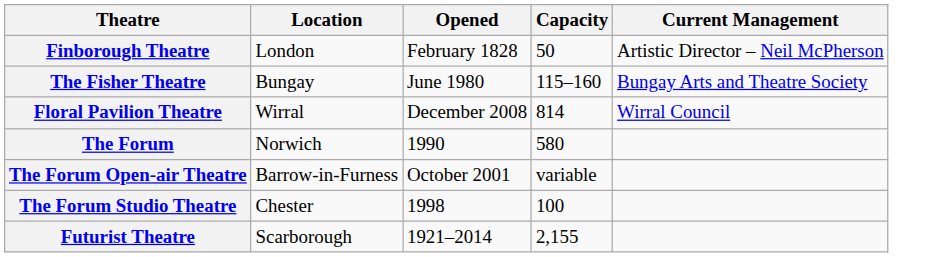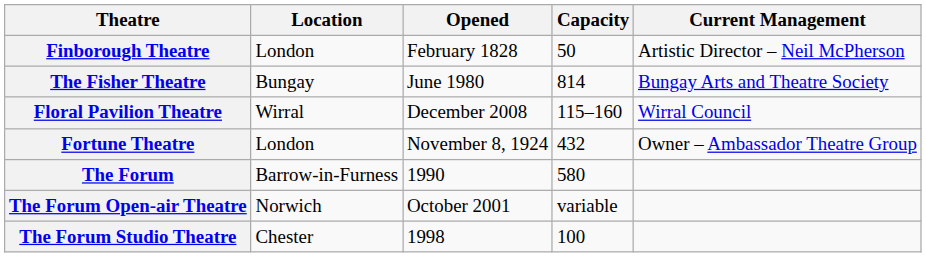(569, 82) 115–160 -> (571, 82) 814
(550, 113) 814 -> (590, 113) 115–160
+ row: (128, 143)
(289, 143) Norwich -> (327, 174) Barrow-in-Furness
(327, 174) Barrow-in-Furness -> (289, 205) Norwich
- row: (128, 236)
